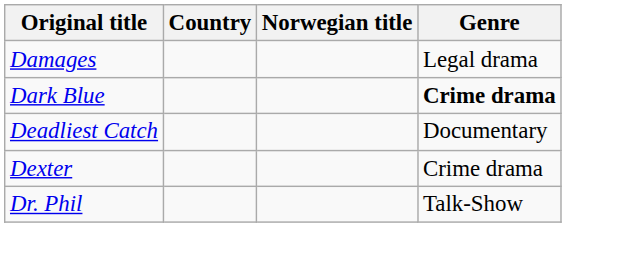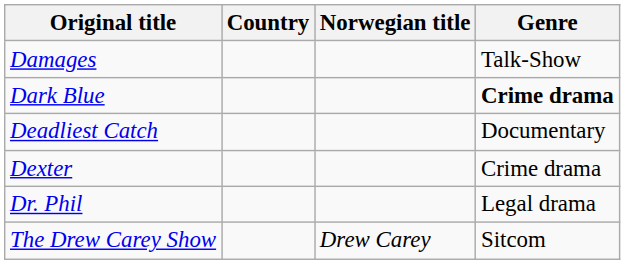(480, 58) Legal drama -> (531, 58) Talk-Show
(473, 204) Talk-Show -> (538, 204) Legal drama
+ row: (113, 240)
